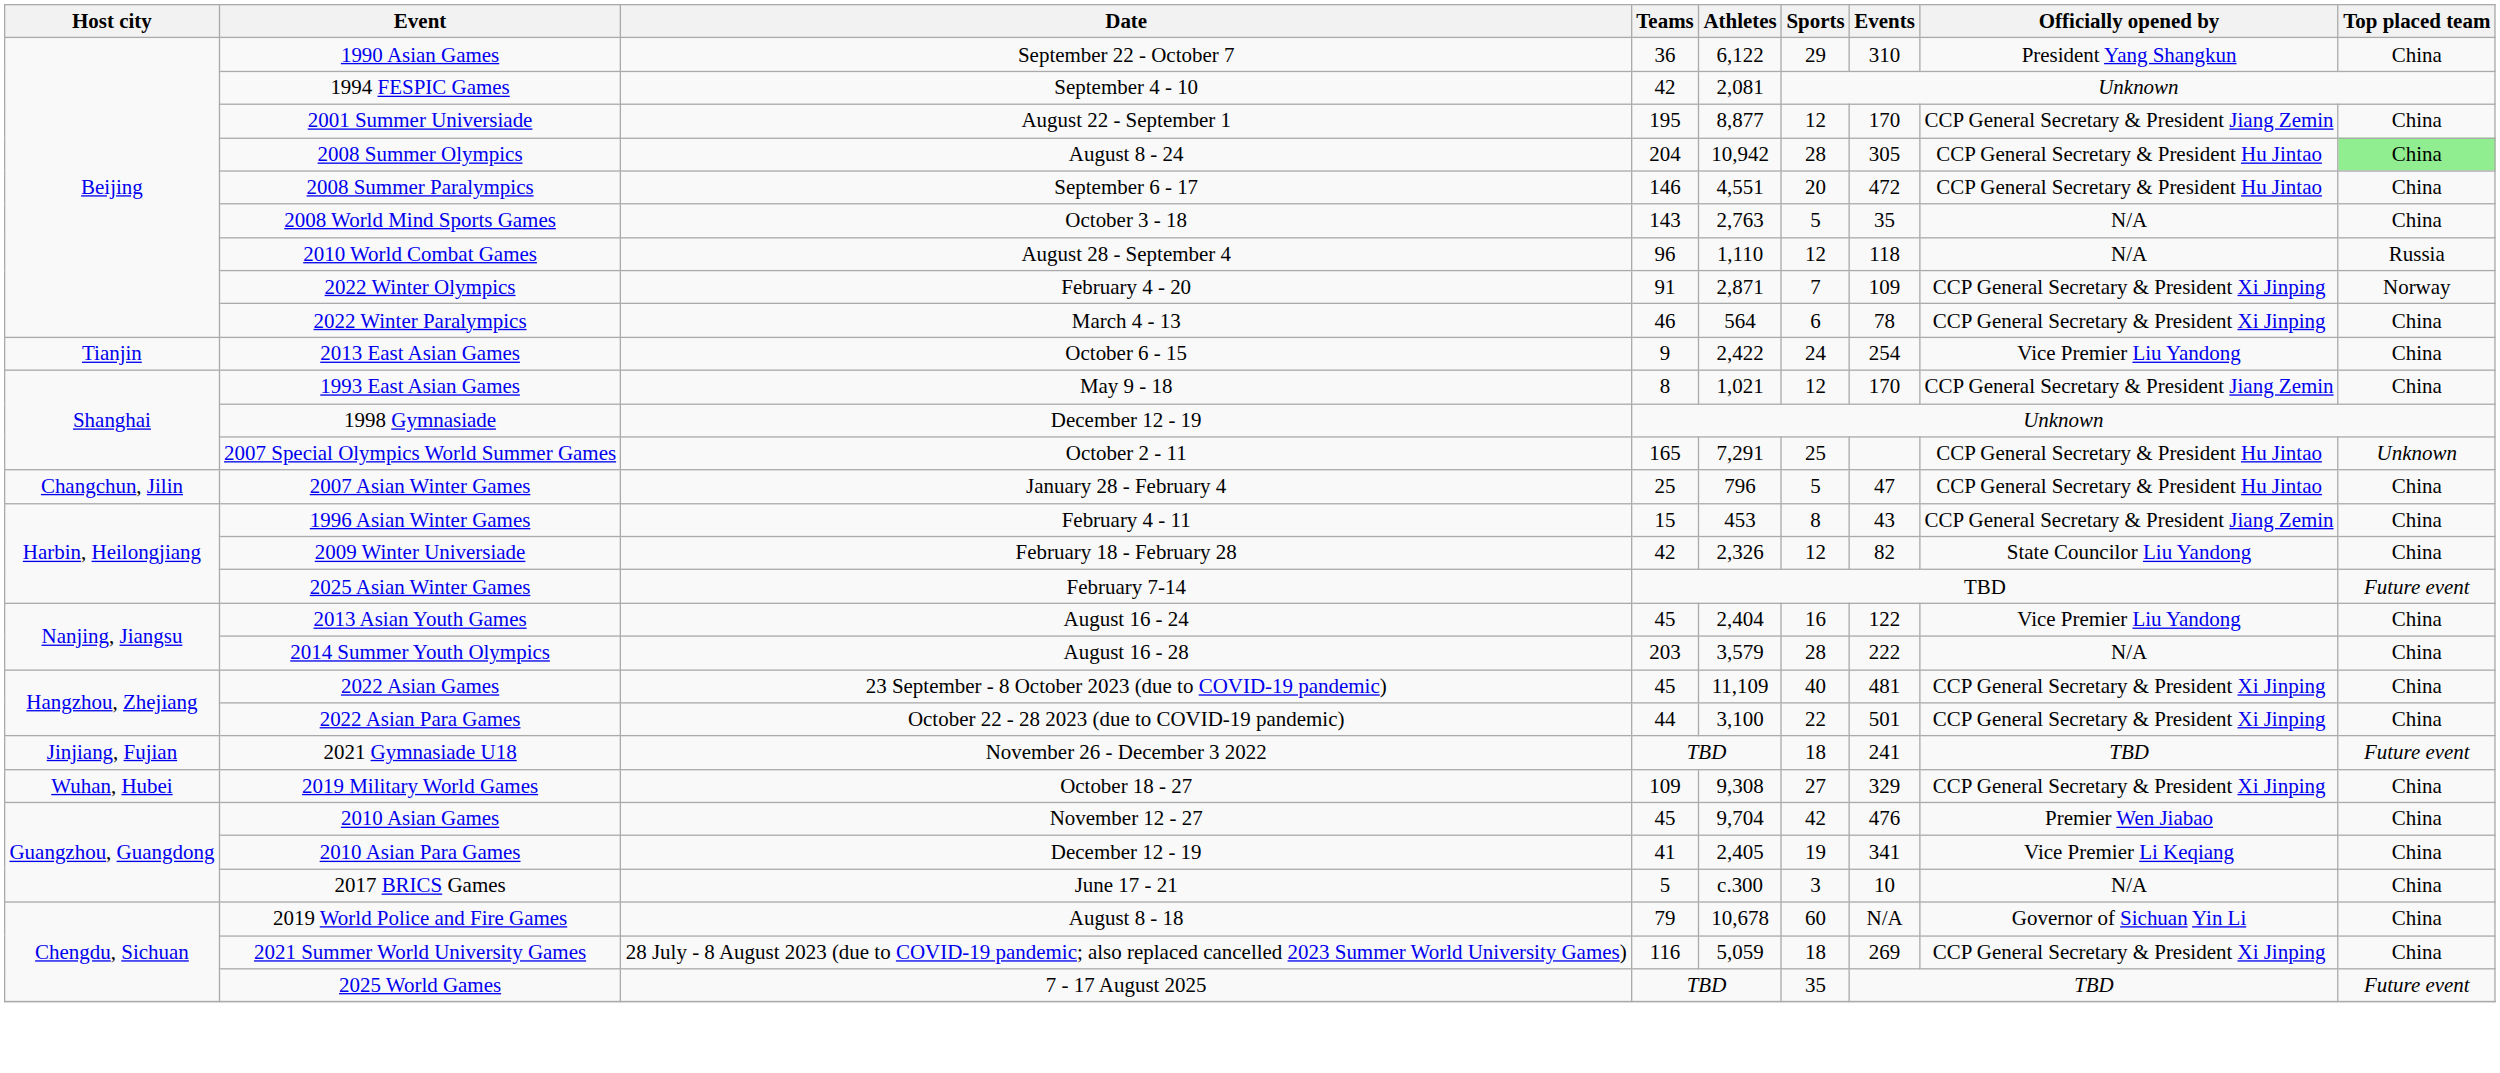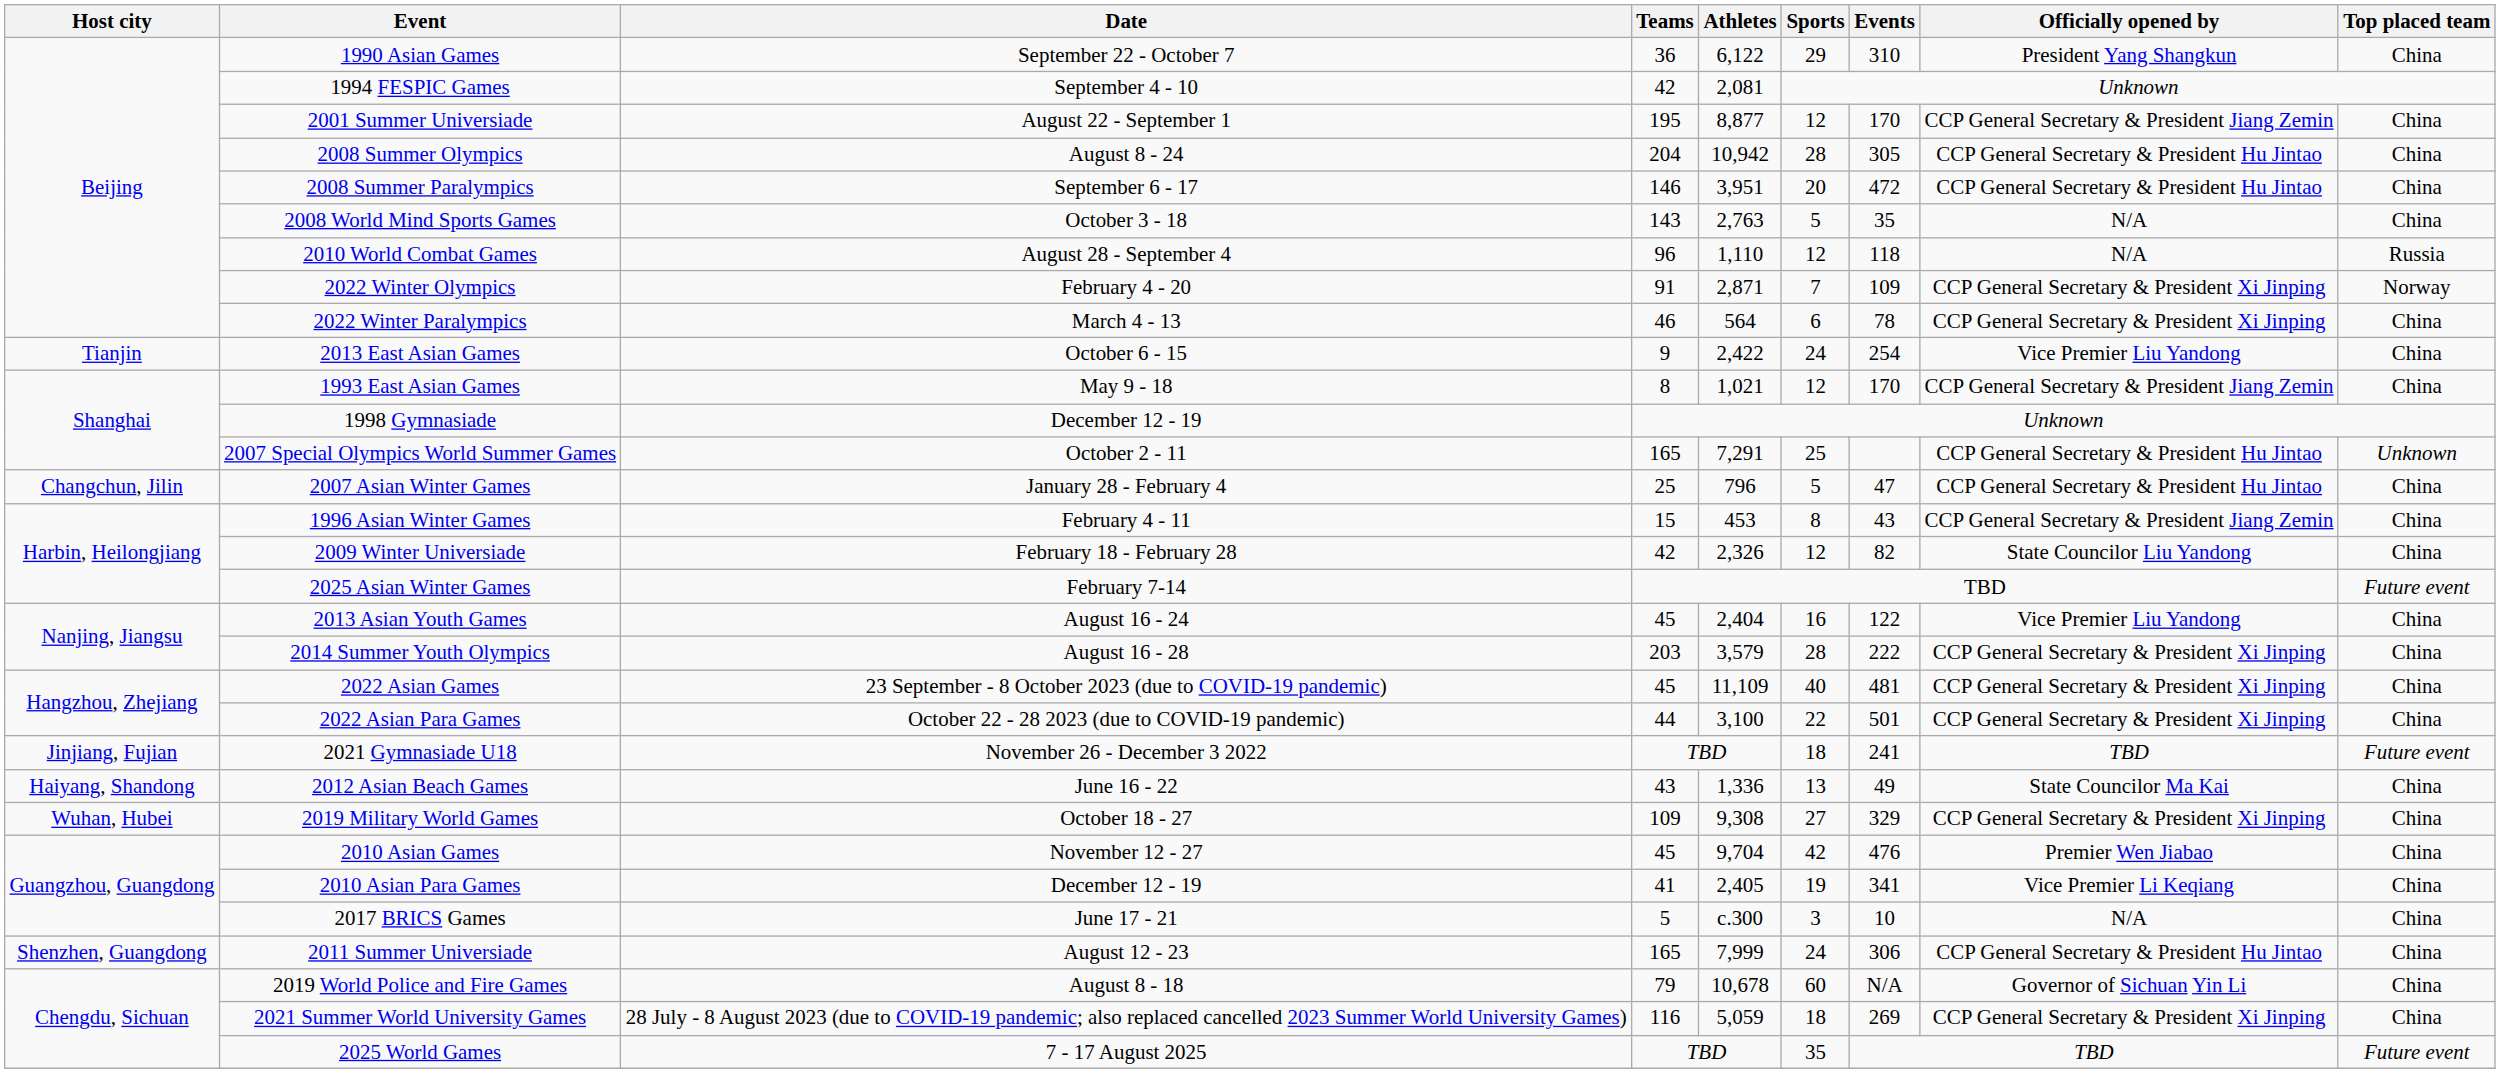(2417, 154) lightgreen background -> (2417, 154) no background
(1740, 187) 4,551 -> (1740, 187) 3,951
(2129, 652) N/A -> (2129, 652) CCP General Secretary & President Xi Jinping
+ row: (420, 785)
+ row: (420, 951)
